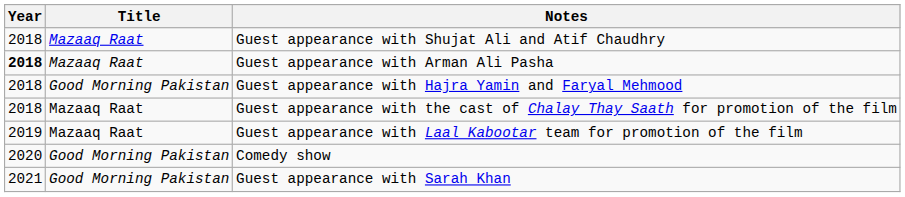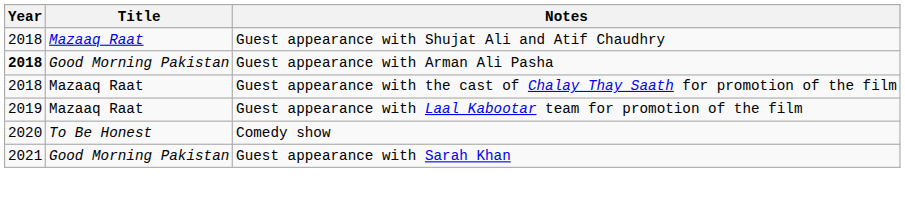(96, 63) Mazaaq Raat -> (139, 63) Good Morning Pakistan
- row: (459, 86)
(139, 156) Good Morning Pakistan -> (101, 133) To Be Honest
